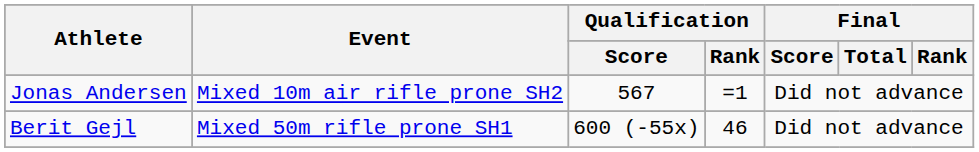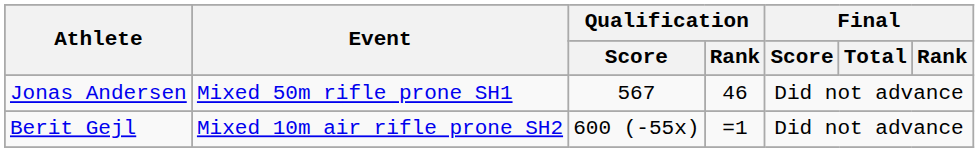(380, 93) Mixed 10m air rifle prone SH2 -> (355, 93) Mixed 50m rifle prone SH1
(735, 93) =1 -> (735, 93) 46
(355, 128) Mixed 50m rifle prone SH1 -> (380, 128) Mixed 10m air rifle prone SH2
(735, 128) 46 -> (735, 128) =1
